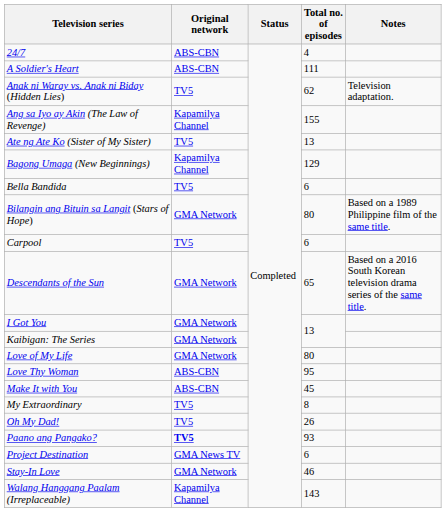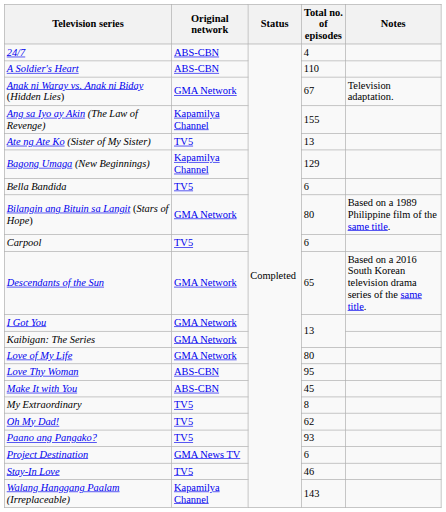(311, 69) 111 -> (311, 69) 110
(184, 91) TV5 -> (205, 91) GMA Network
(309, 91) 62 -> (309, 91) 67
(309, 421) 26 -> (309, 421) 62
(184, 438) bold -> (184, 438) normal
(205, 471) GMA Network -> (184, 471) TV5
